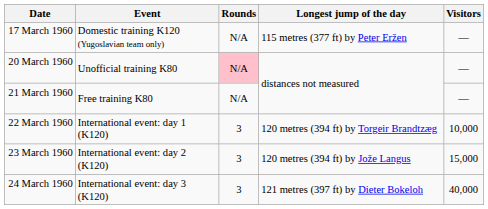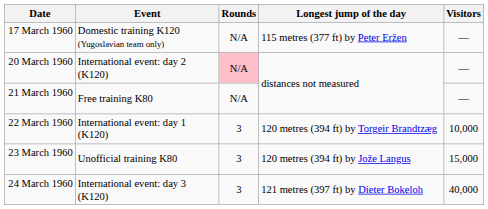(128, 68) Unofficial training K80 -> (132, 68) International event: day 2 (K120)
(132, 159) International event: day 2 (K120) -> (128, 159) Unofficial training K80
